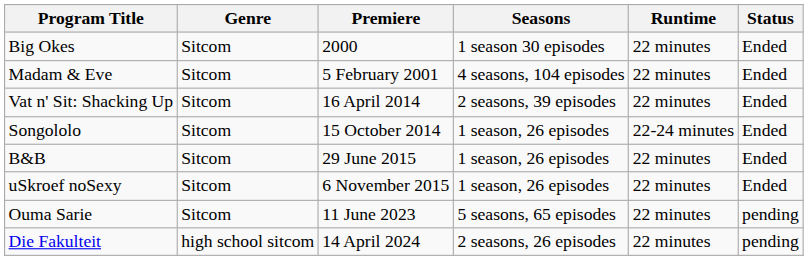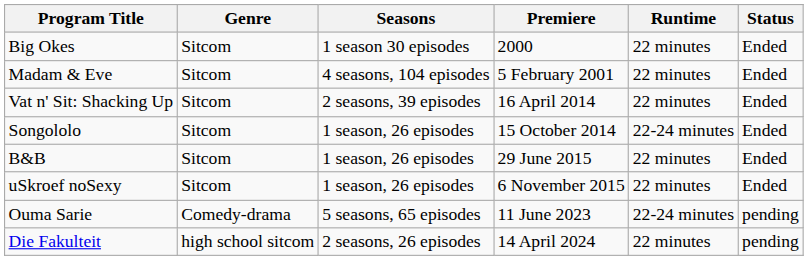columns swapped: (386, 18) <-> (541, 18)
(206, 213) Sitcom -> (236, 213) Comedy-drama
(672, 213) 22 minutes -> (683, 213) 22-24 minutes
